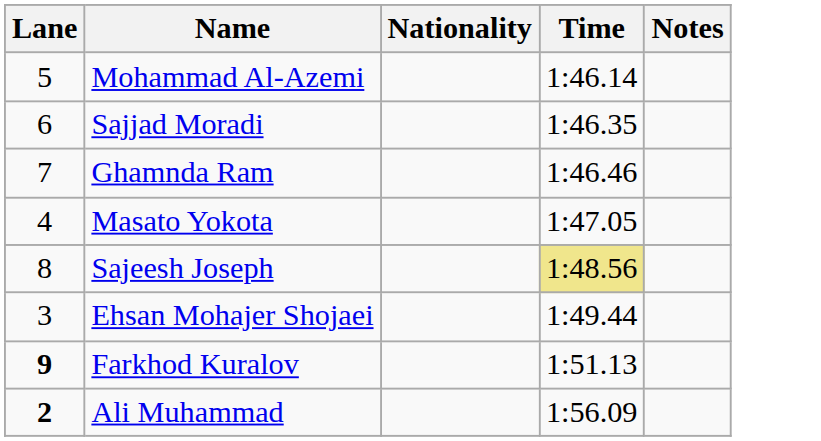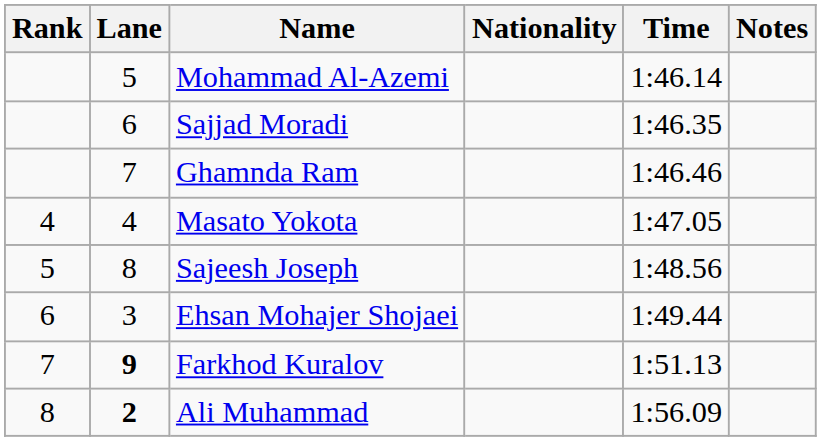+ column: (47, 28)
(592, 268) khaki background -> (676, 268) no background
